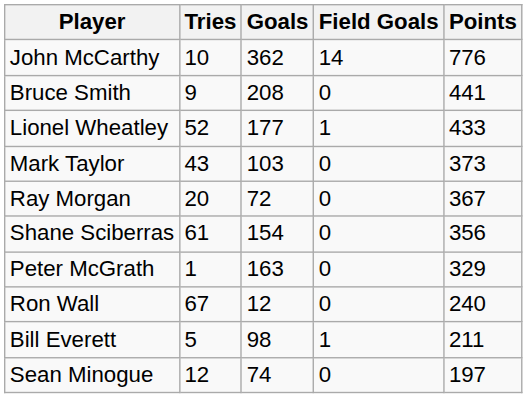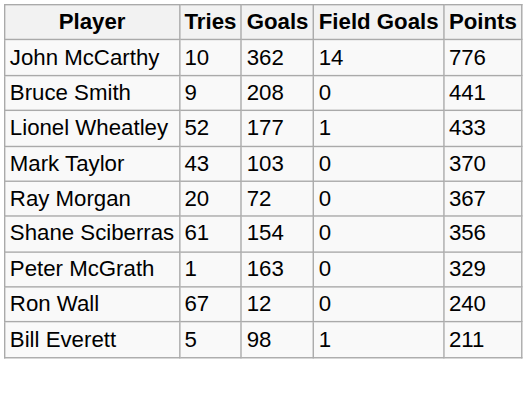(467, 163) 373 -> (467, 163) 370
- row: (82, 374)
